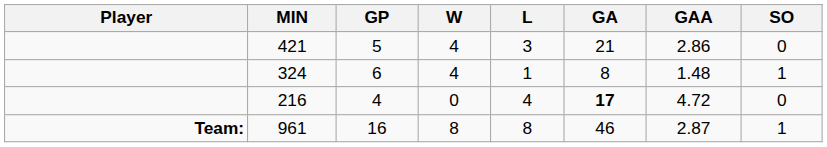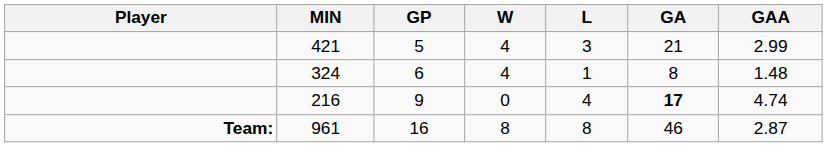- column: (782, 18)
(694, 45) 2.86 -> (771, 45) 2.99
(377, 100) 4 -> (419, 100) 9
(694, 100) 4.72 -> (771, 100) 4.74
